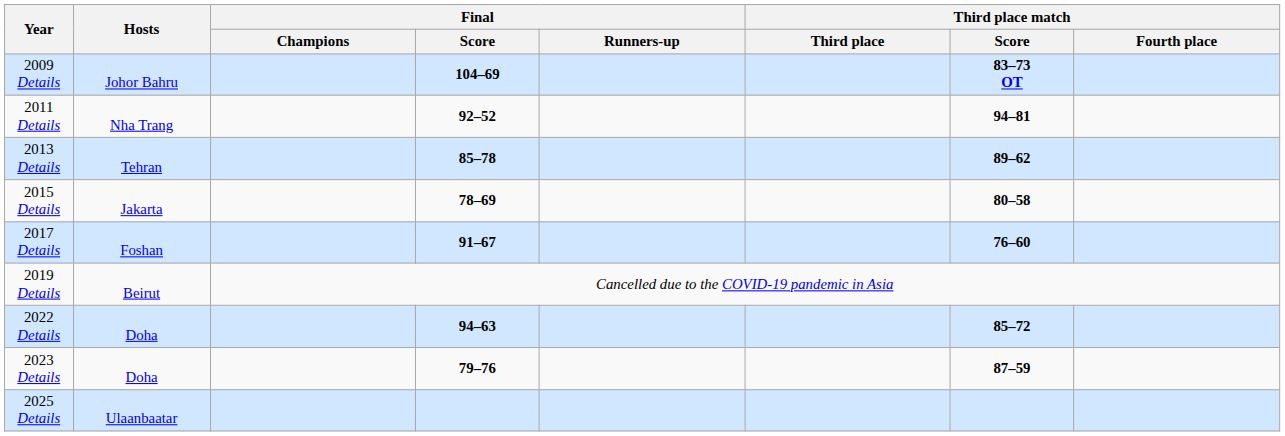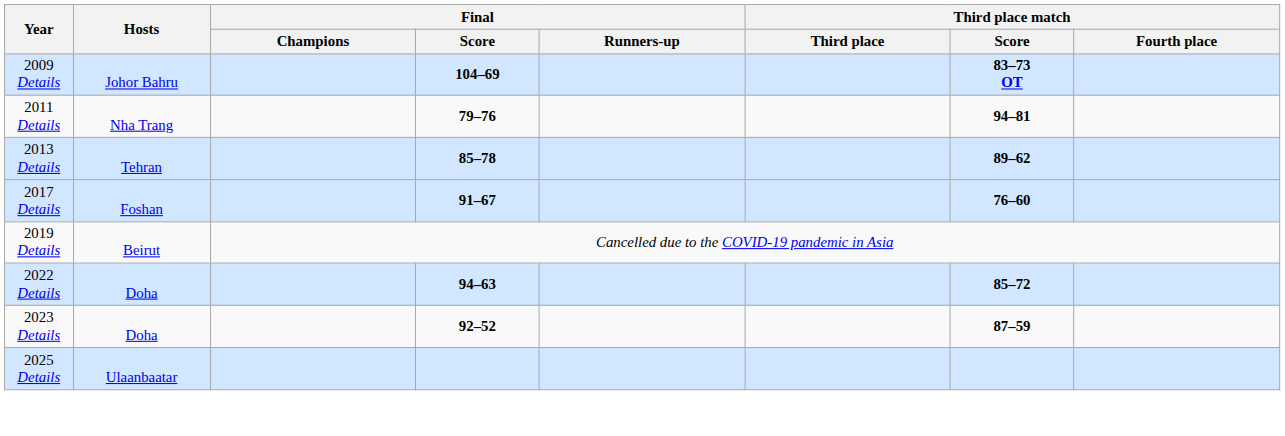(477, 116) 92–52 -> (477, 116) 79–76
- row: (39, 200)
(477, 368) 79–76 -> (477, 326) 92–52
